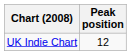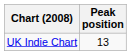(103, 42) 12 -> (103, 42) 13
